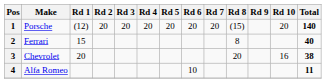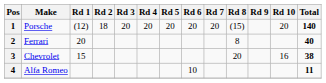(103, 26) 20 -> (103, 26) 18
(81, 41) 15 -> (81, 41) 20
(81, 56) 20 -> (81, 56) 15
